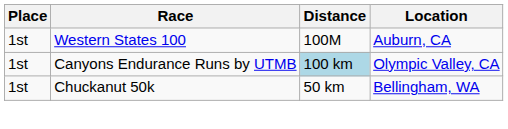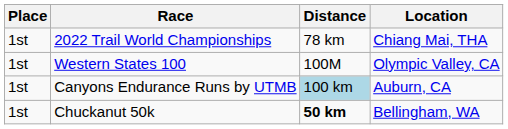+ row: (163, 40)
(412, 40) Auburn, CA -> (436, 64) Olympic Valley, CA
(436, 64) Olympic Valley, CA -> (412, 87) Auburn, CA
(324, 87) normal -> (325, 111) bold
